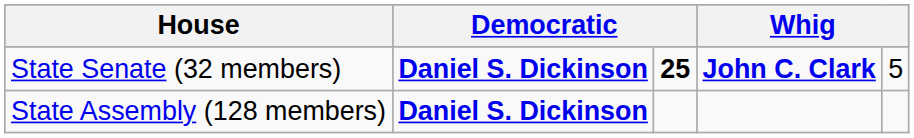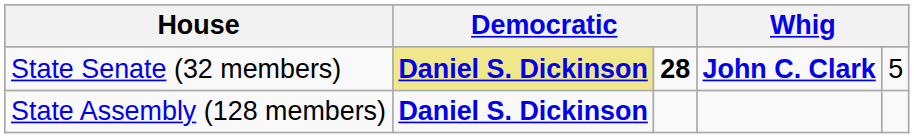(523, 68) no background -> (523, 68) khaki background
(675, 68) 25 -> (675, 68) 28
